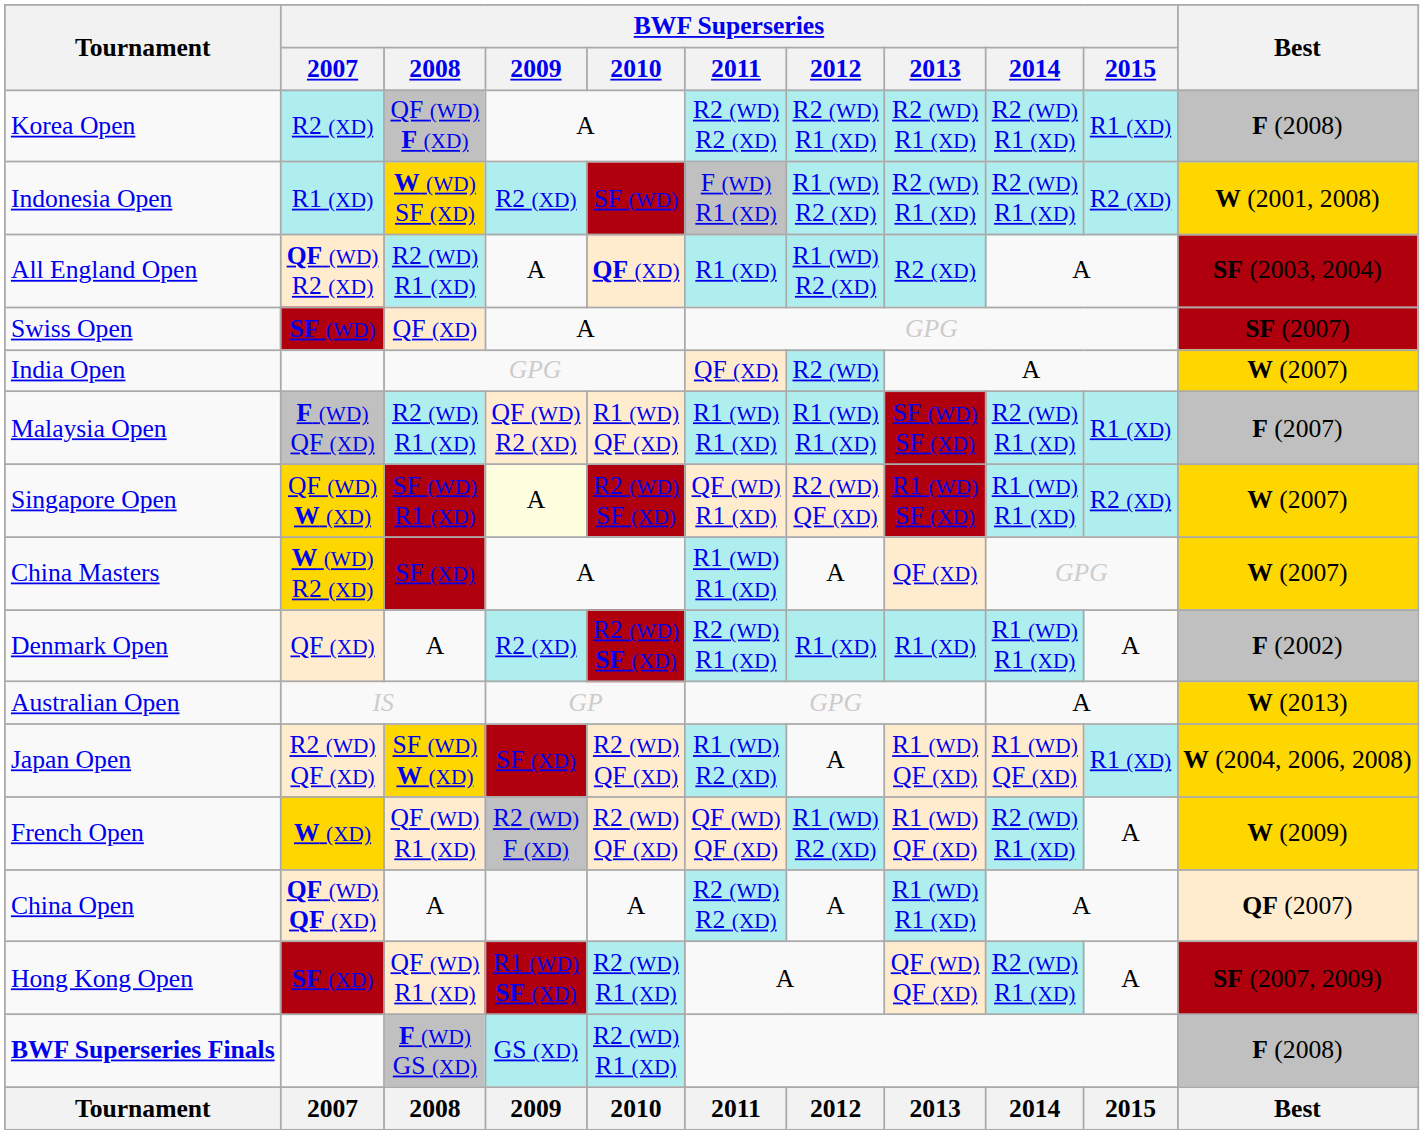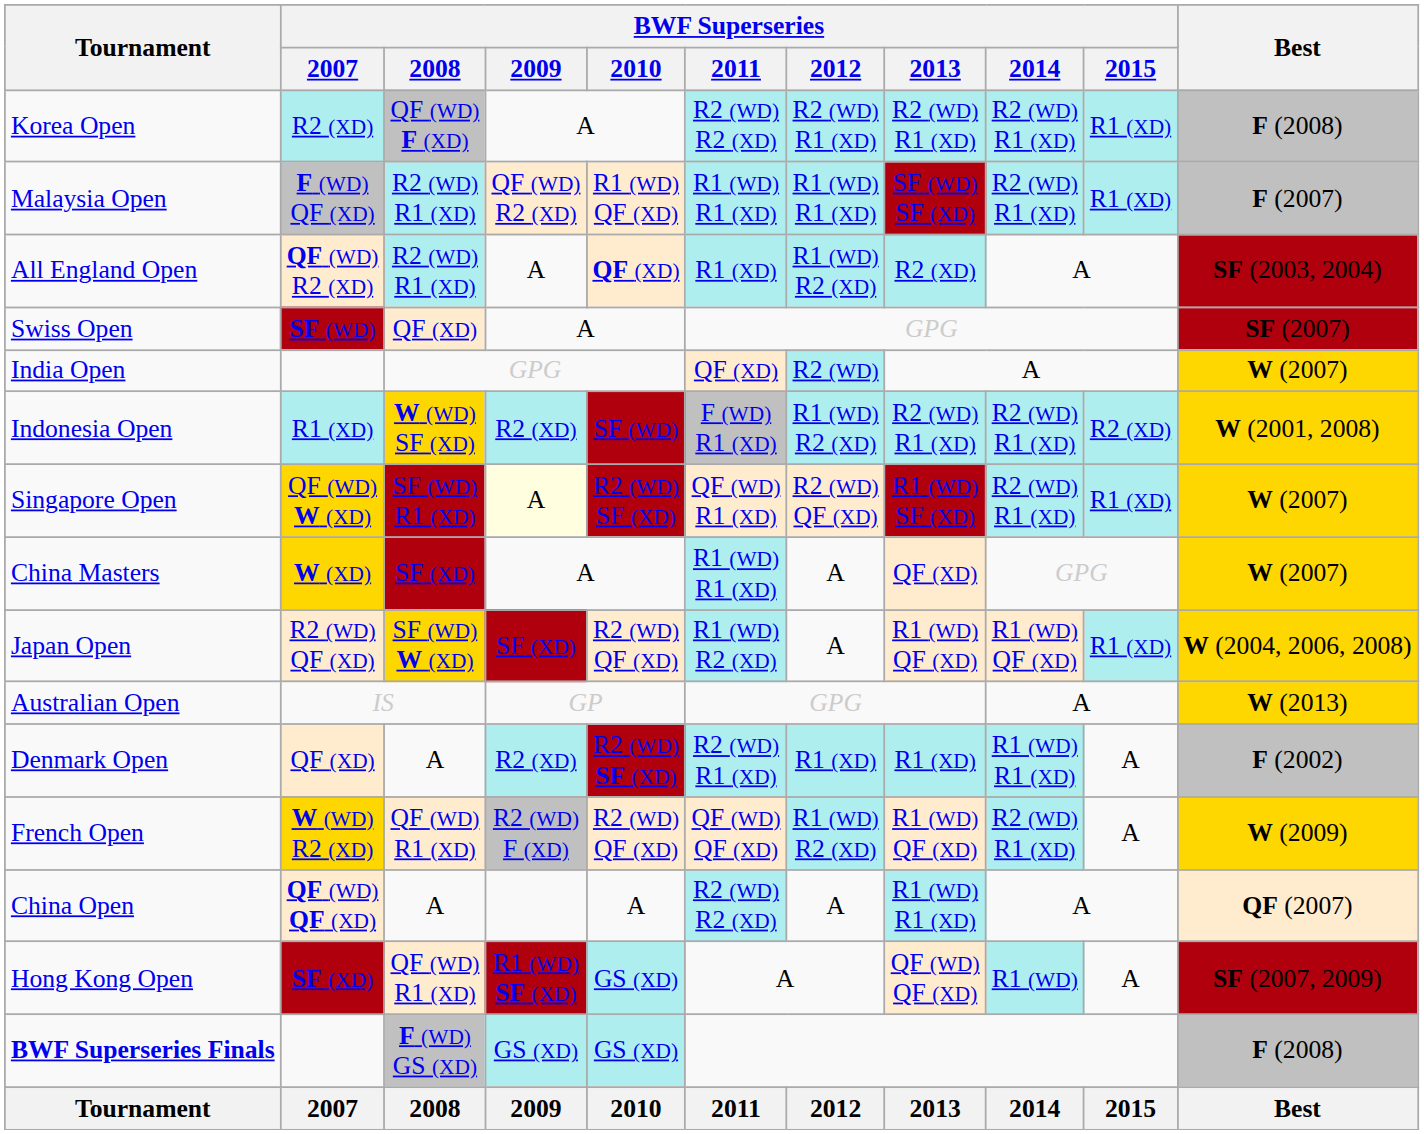rows swapped: (89, 427) <-> (92, 198)
(1035, 500) R1 (WD) R1 (XD) -> (1035, 500) R2 (WD) R1 (XD)
(1131, 500) R2 (XD) -> (1131, 500) R1 (XD)
(333, 572) W (WD) R2 (XD) -> (333, 572) W (XD)
rows swapped: (71, 760) <-> (89, 645)
(333, 832) W (XD) -> (333, 832) W (WD) R2 (XD)
(636, 977) R2 (WD) R1 (XD) -> (636, 977) GS (XD)
(1035, 977) R2 (WD) R1 (XD) -> (1035, 977) R1 (WD)
(636, 1050) R2 (WD) R1 (XD) -> (636, 1050) GS (XD)
